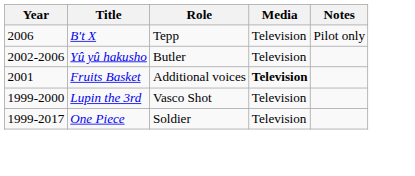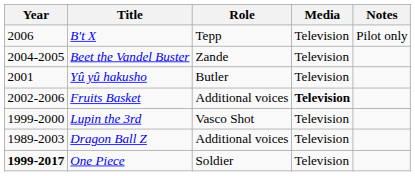+ row: (130, 56)
(36, 56) 2002-2006 -> (21, 77) 2001
(21, 77) 2001 -> (36, 98) 2002-2006
+ row: (109, 139)
(36, 118) normal -> (36, 160) bold
